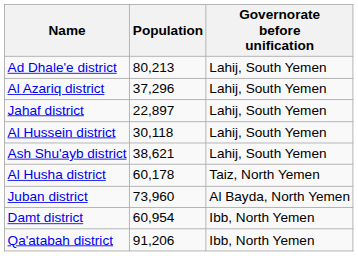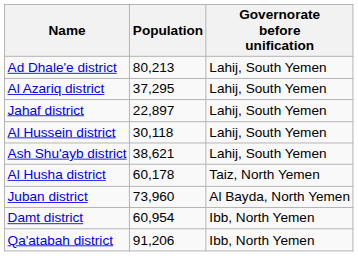(154, 89) 37,296 -> (154, 89) 37,295
